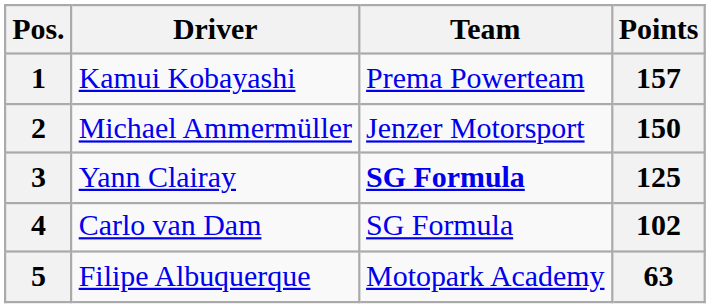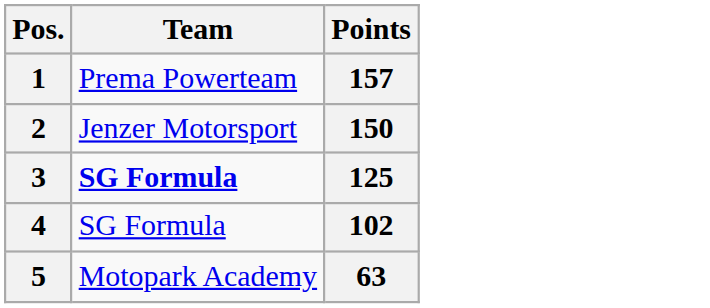- column: (215, 28)
